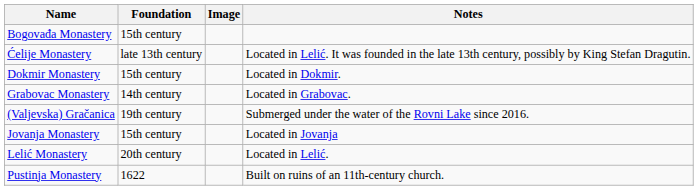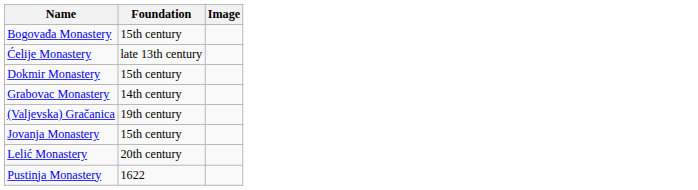- column: (468, 14)
